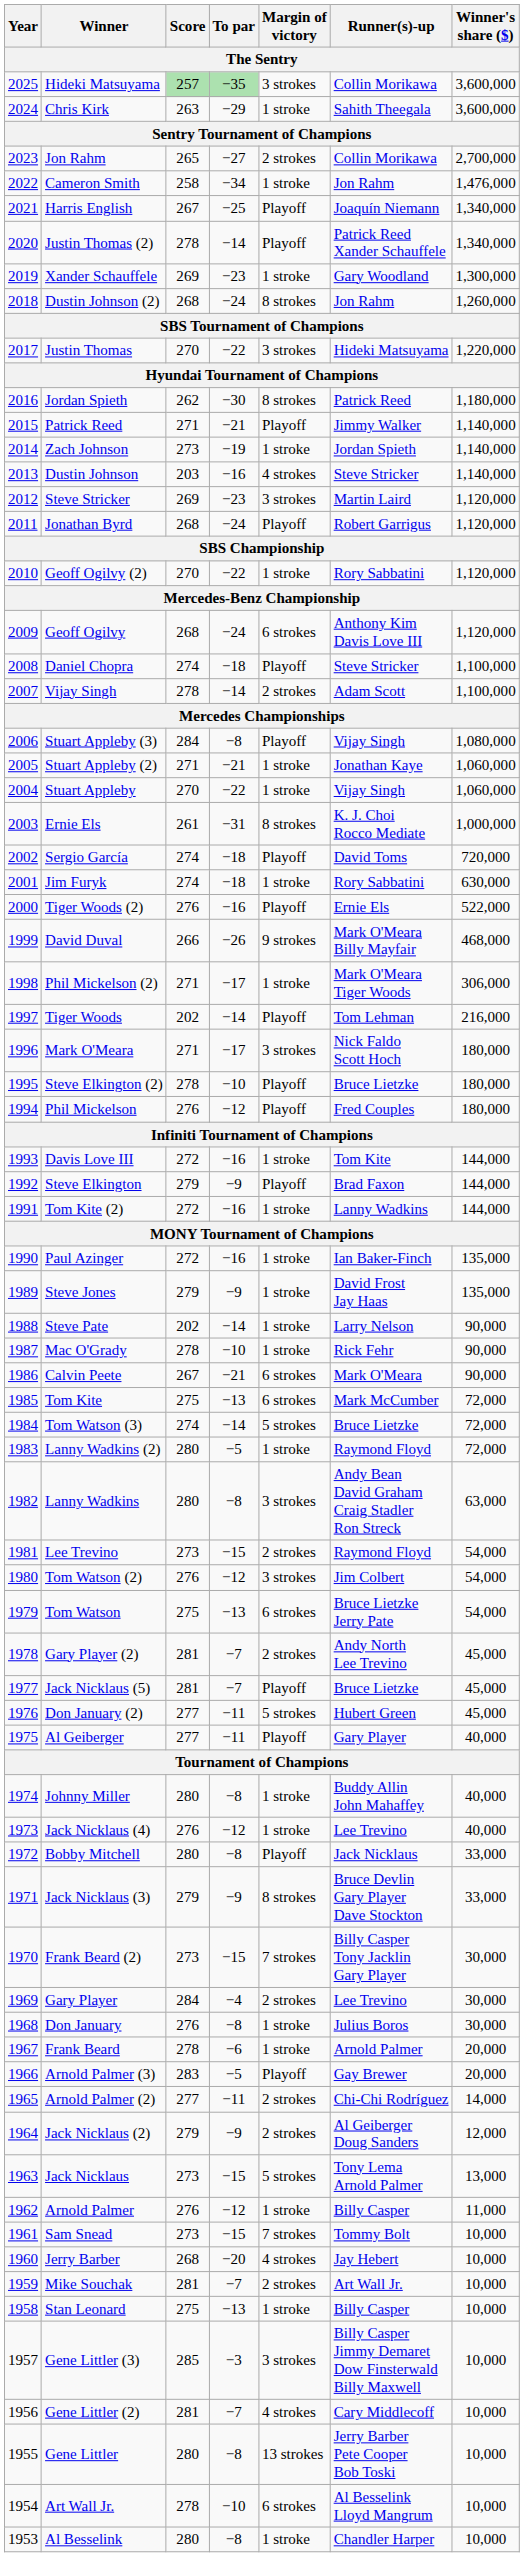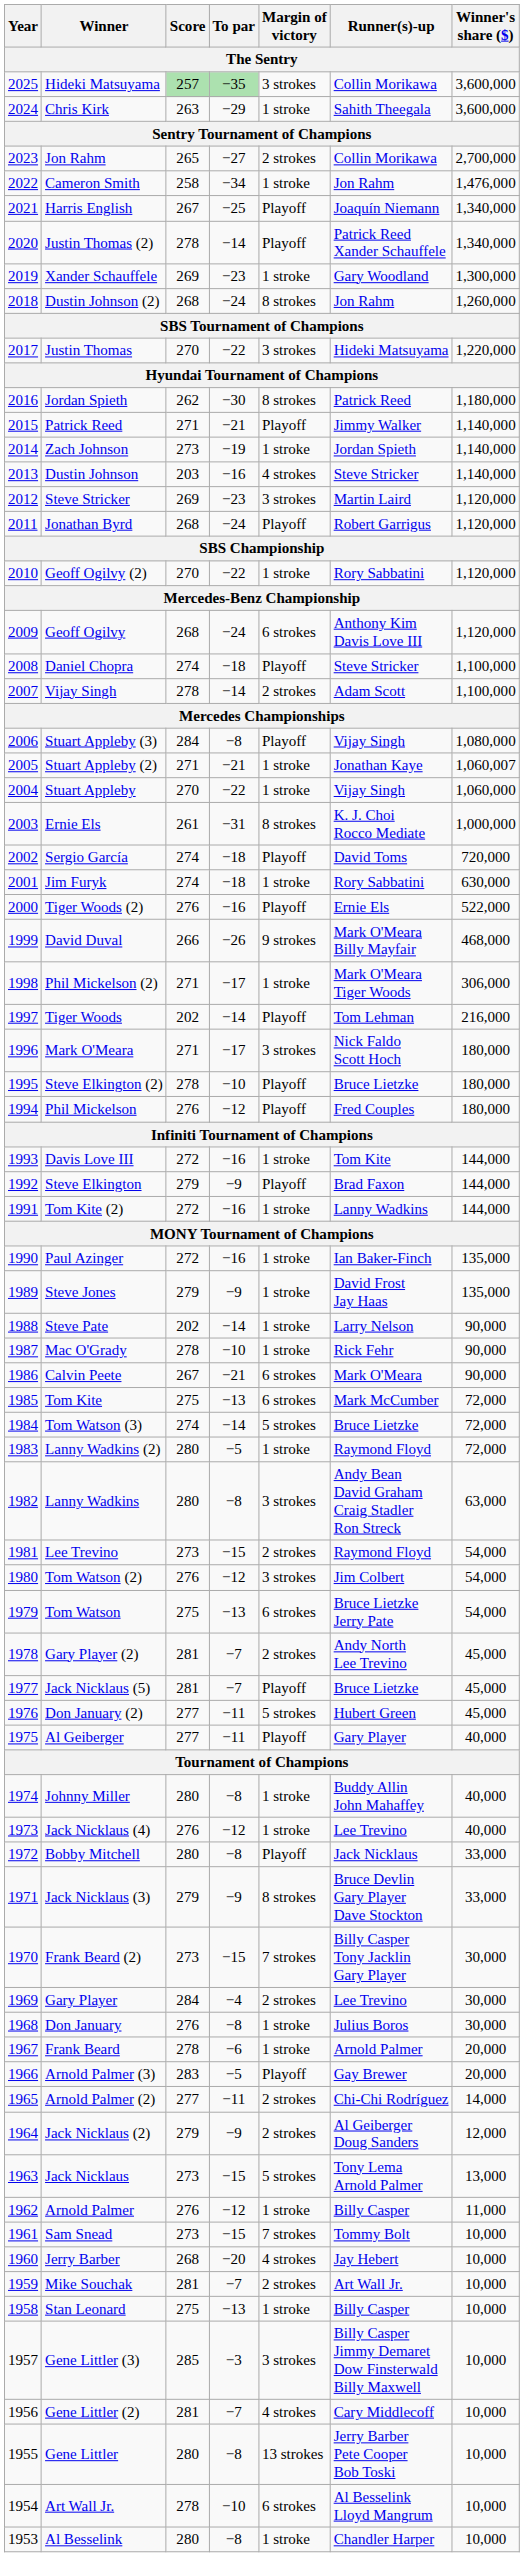(486, 765) 1,060,000 -> (486, 765) 1,060,007
